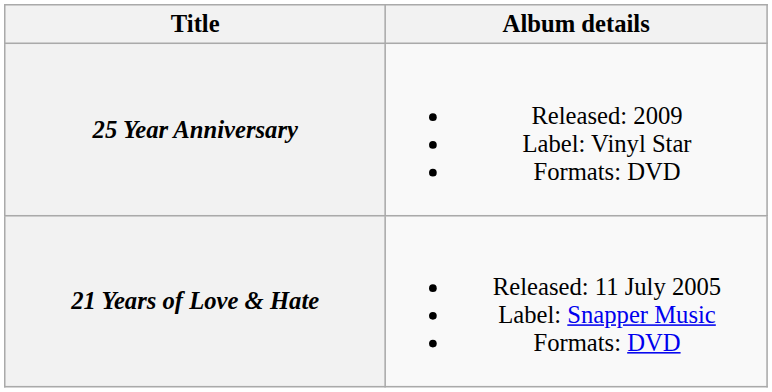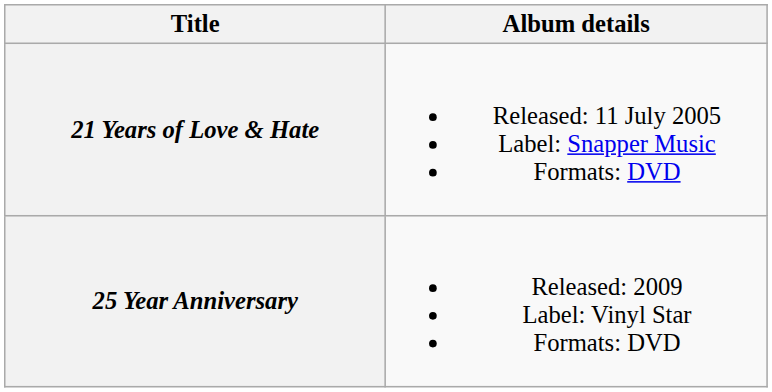rows swapped: (195, 300) <-> (195, 129)
